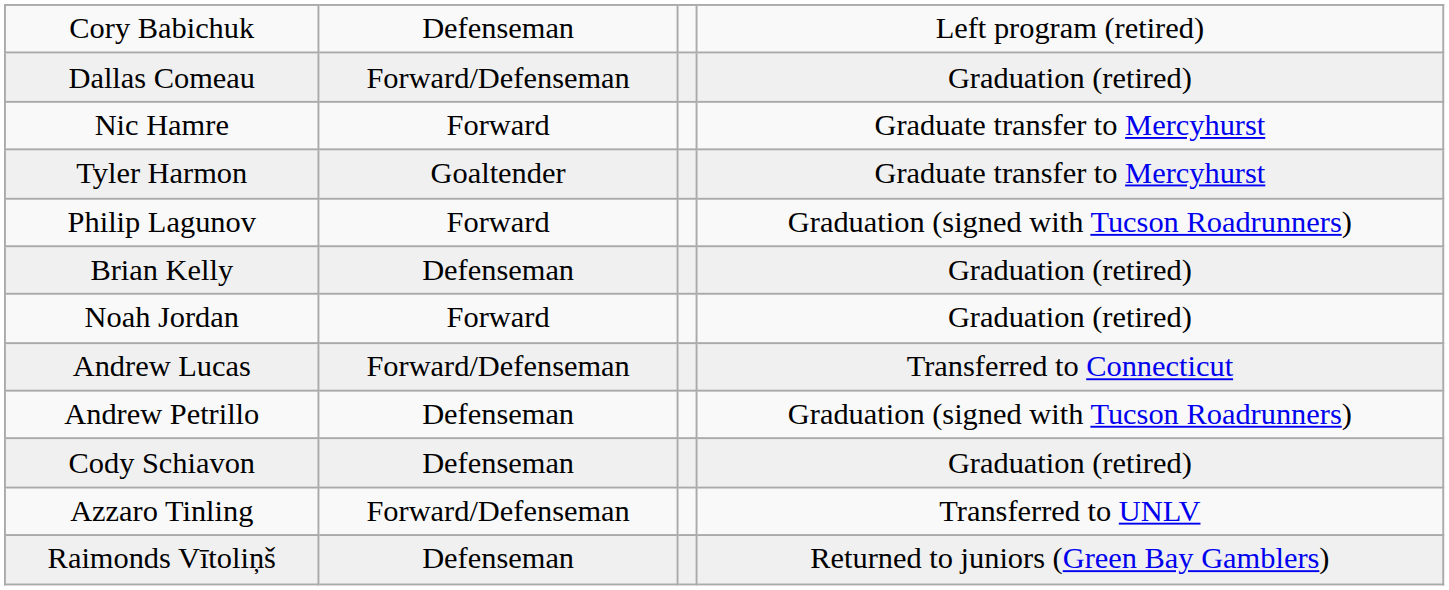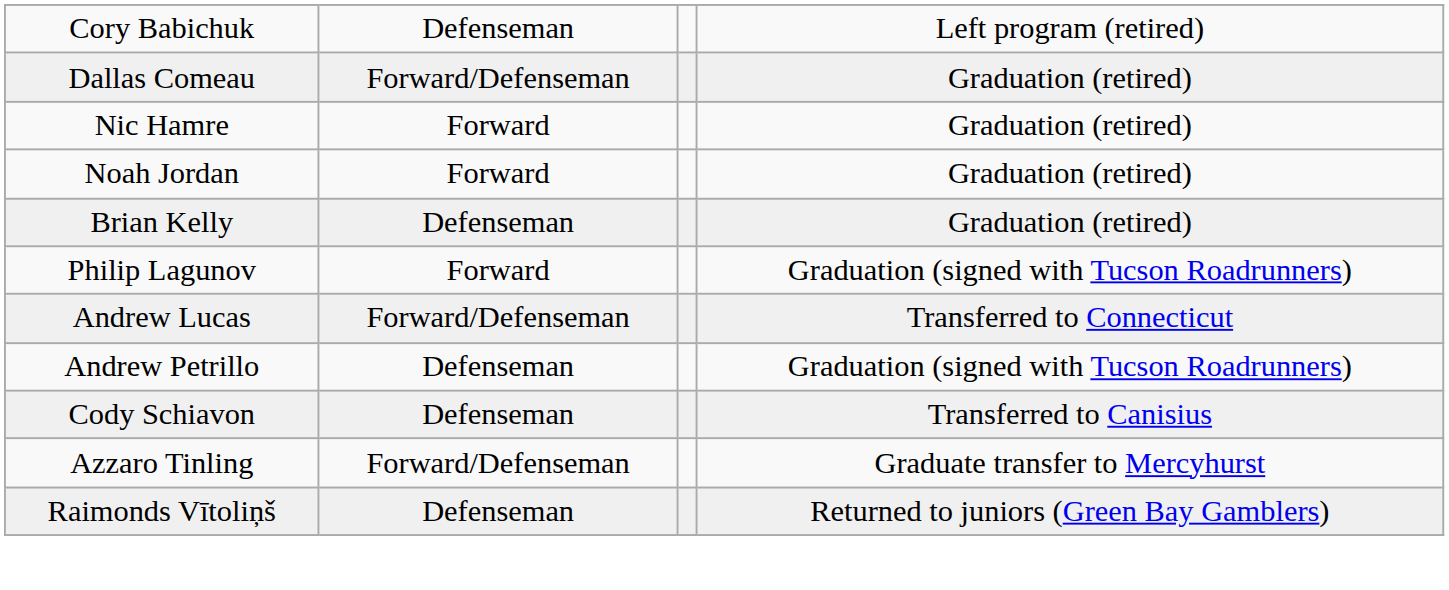(1070, 125) Graduate transfer to Mercyhurst -> (1070, 125) Graduation (retired)
- row: (162, 173)
rows swapped: (162, 317) <-> (162, 221)
(1070, 462) Graduation (retired) -> (1070, 414) Transferred to Canisius
(1070, 510) Transferred to UNLV -> (1070, 462) Graduate transfer to Mercyhurst
